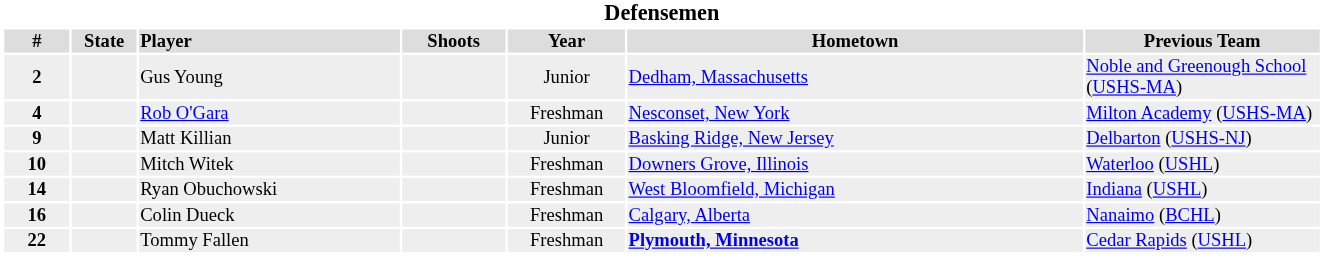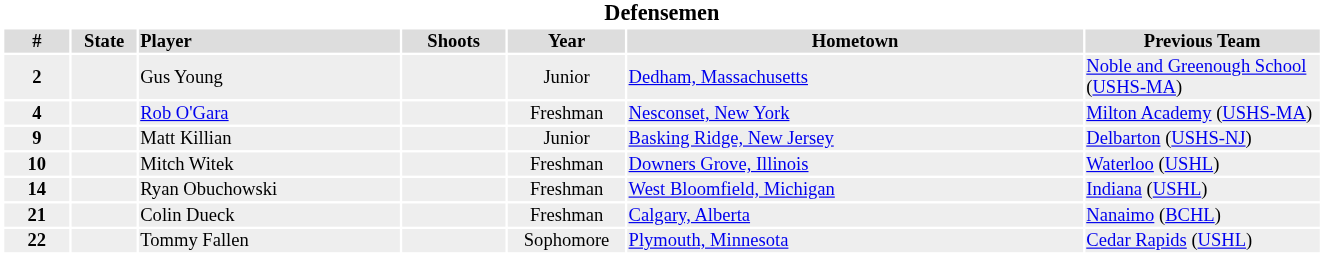(37, 214) 16 -> (37, 214) 21
(567, 240) Freshman -> (567, 240) Sophomore
(714, 240) bold -> (709, 240) normal
